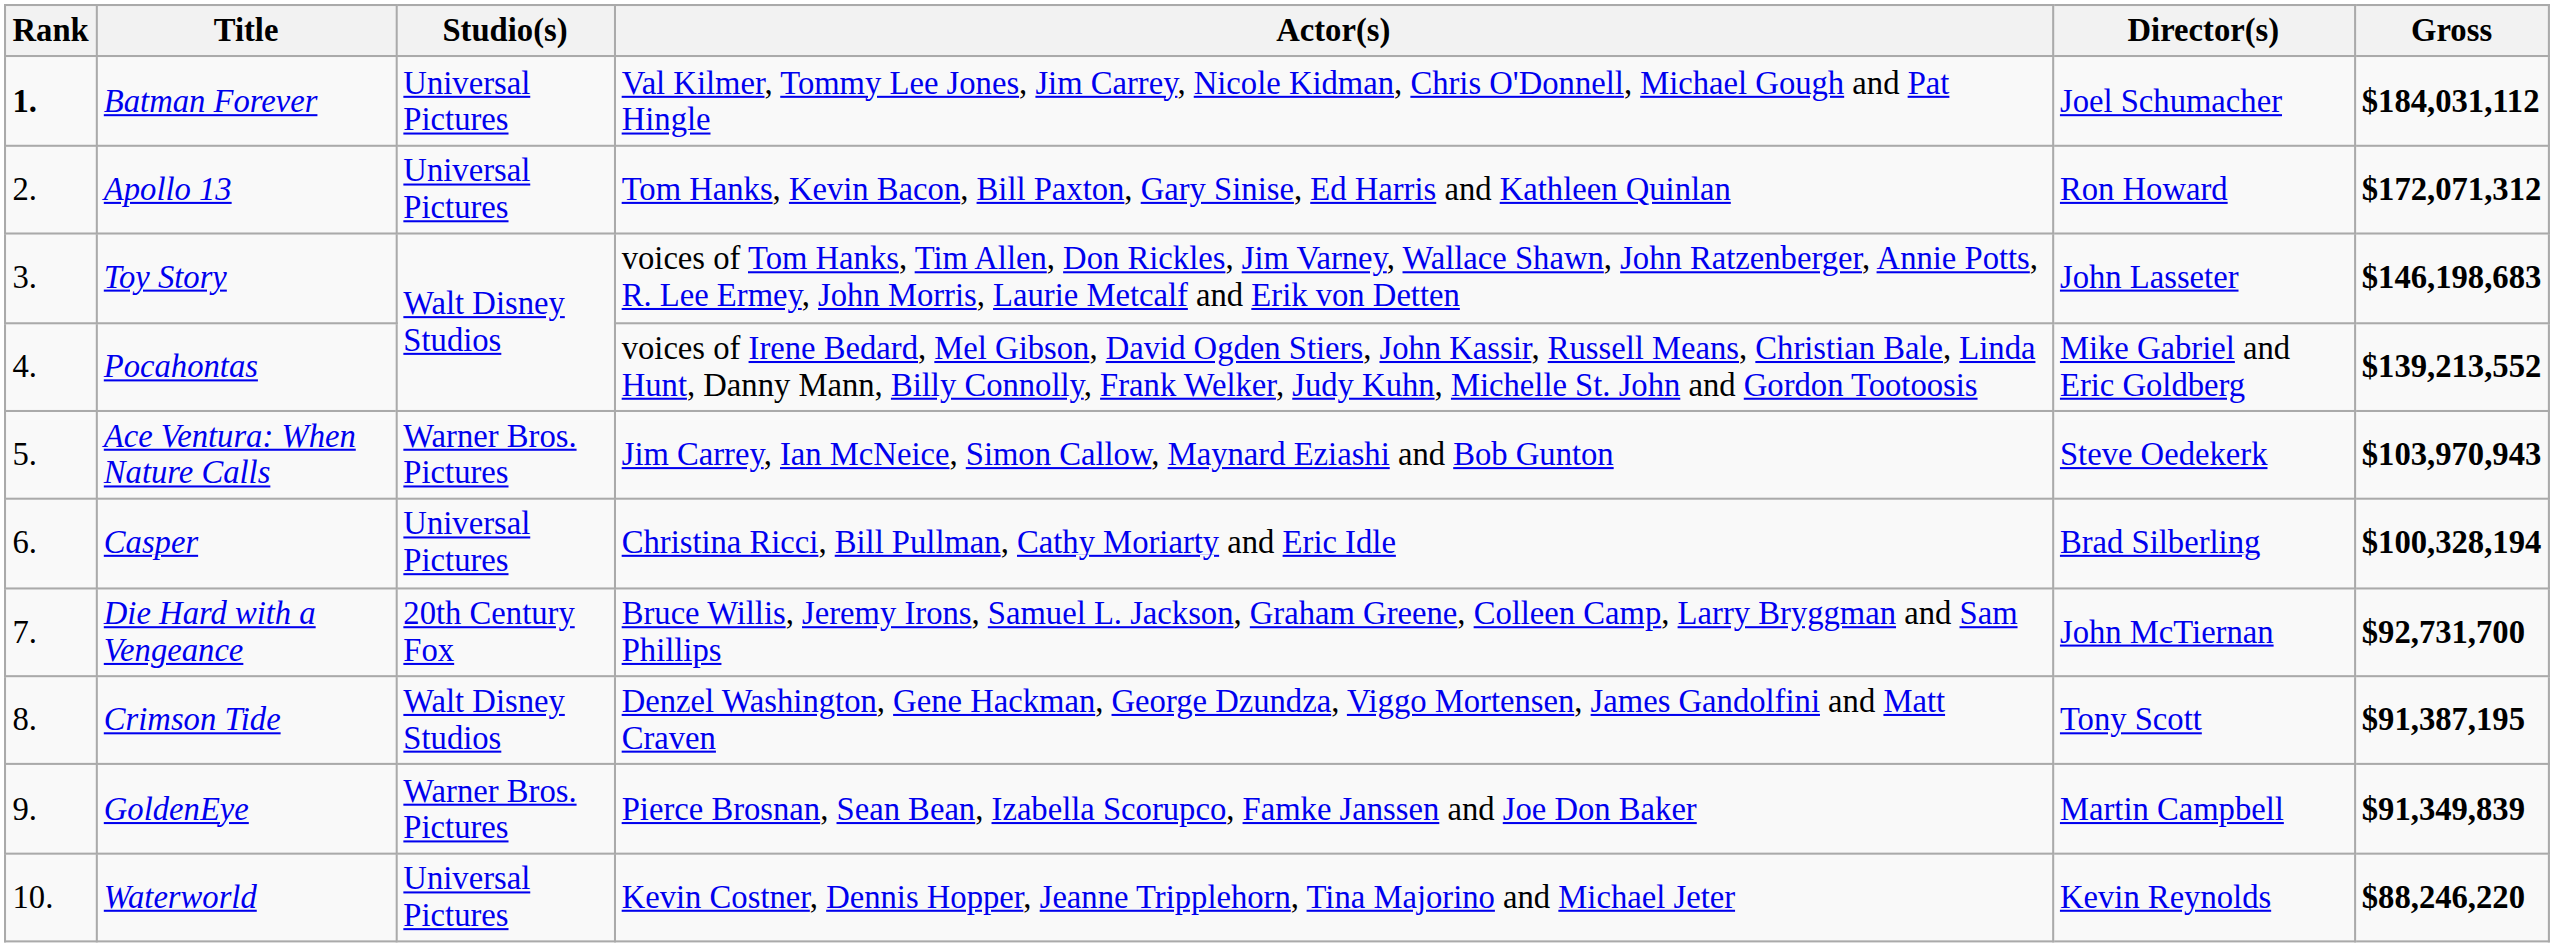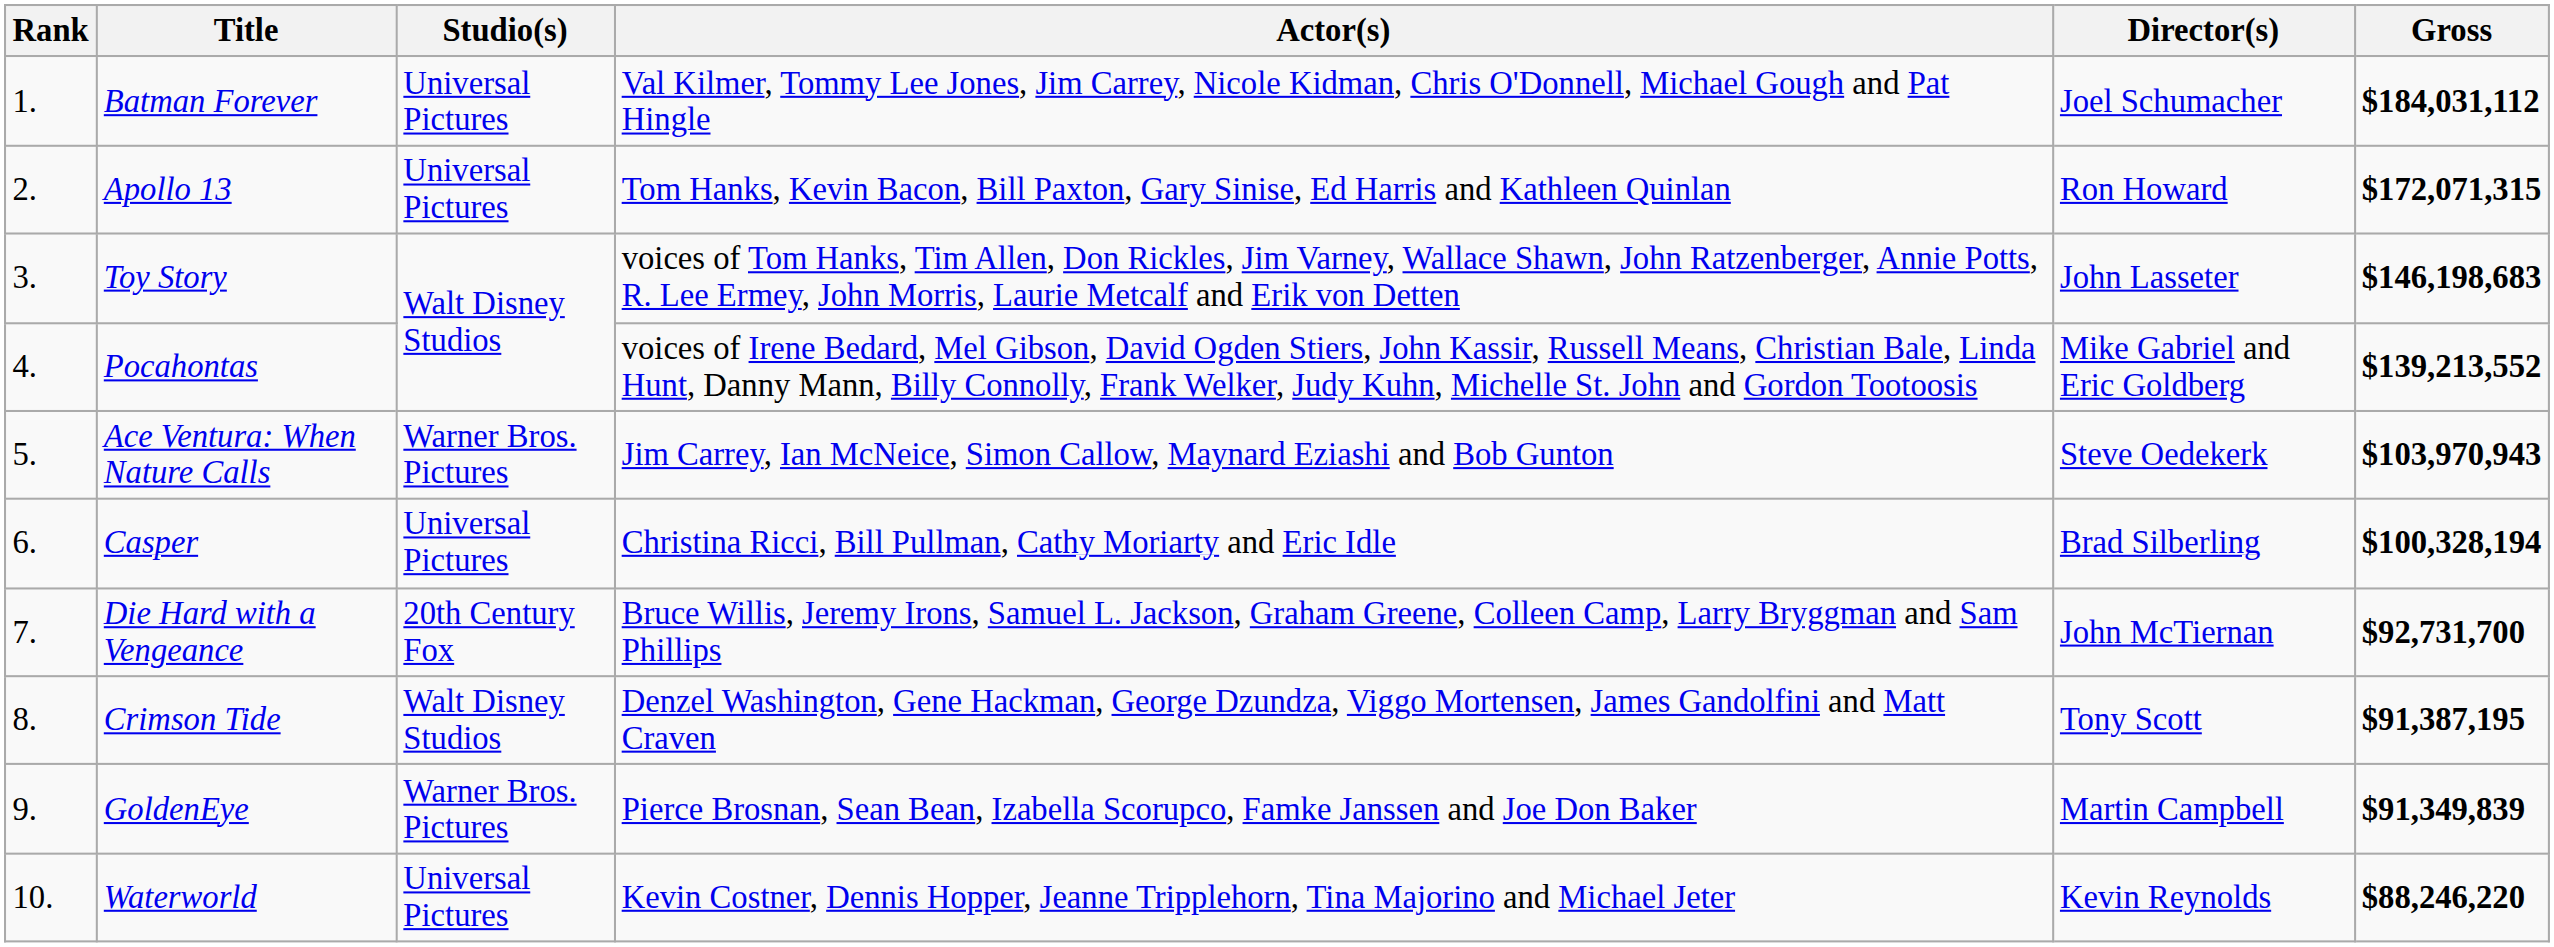(25, 100) bold -> (25, 100) normal
(2452, 188) $172,071,312 -> (2452, 188) $172,071,315
